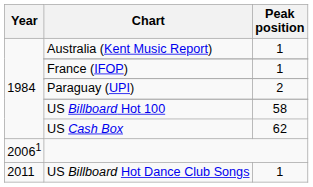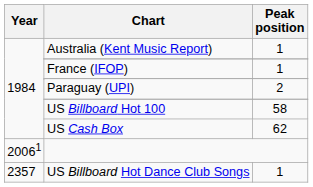(21, 172) 2011 -> (21, 172) 2357
